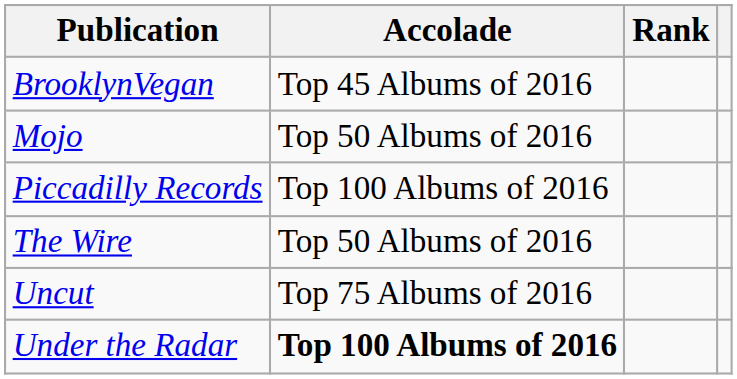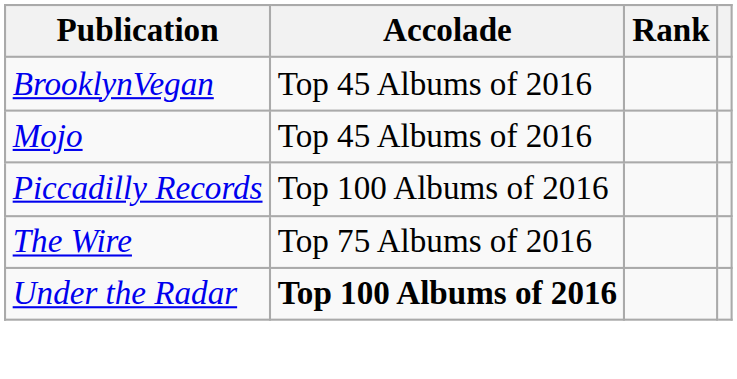(435, 135) Top 50 Albums of 2016 -> (435, 135) Top 45 Albums of 2016
(435, 240) Top 50 Albums of 2016 -> (435, 240) Top 75 Albums of 2016
- row: (53, 293)
